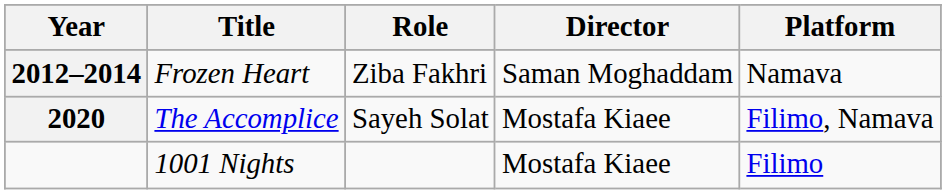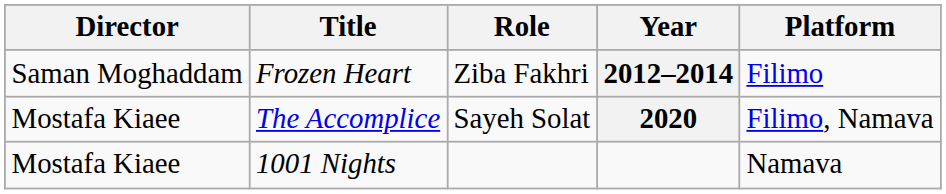columns swapped: (76, 27) <-> (618, 27)
(794, 73) Namava -> (785, 73) Filimo
(785, 164) Filimo -> (794, 164) Namava
